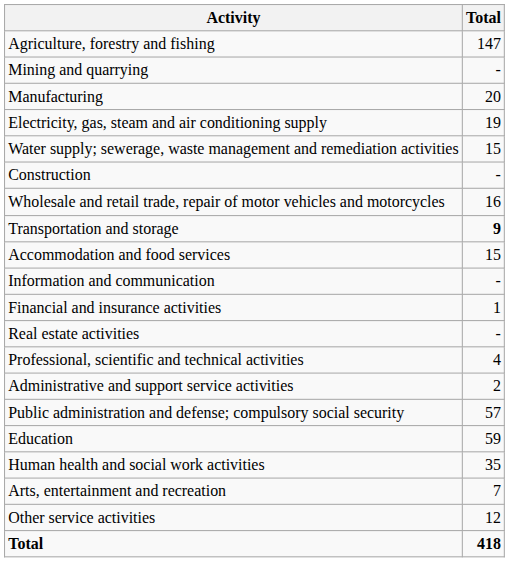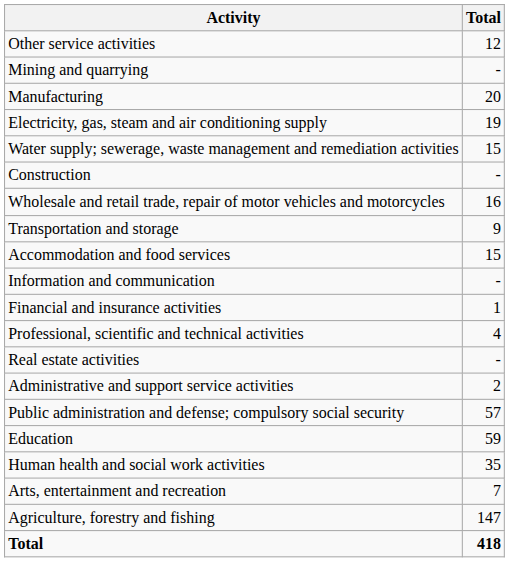rows swapped: (111, 44) <-> (82, 517)
(497, 228) bold -> (497, 228) normal
rows swapped: (74, 333) <-> (156, 359)
